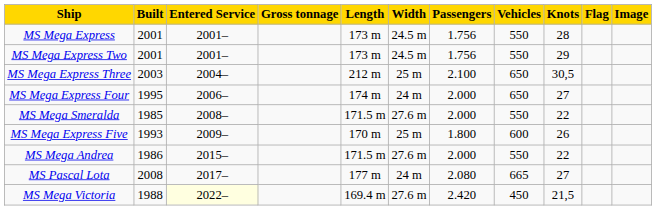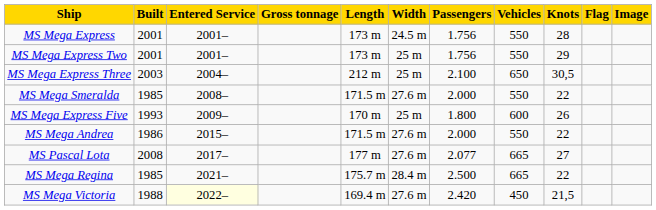(409, 54) 24.5 m -> (409, 54) 25 m
- row: (69, 94)
(409, 174) 24 m -> (409, 154) 27.6 m
(462, 174) 2.080 -> (462, 154) 2.077
+ row: (69, 174)
